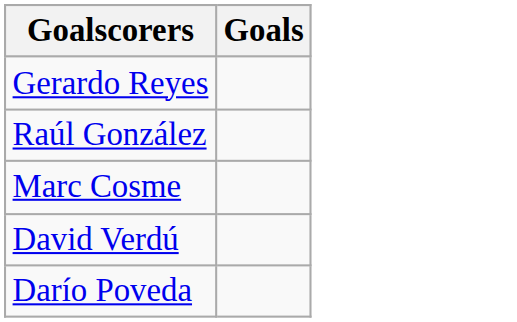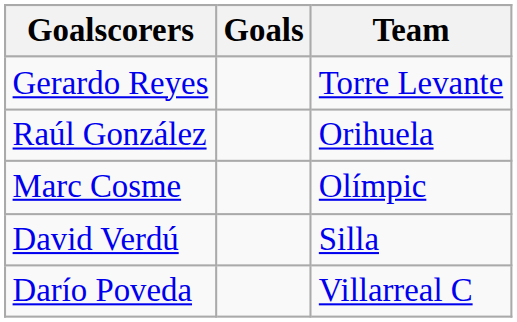+ column: (411, 30)
